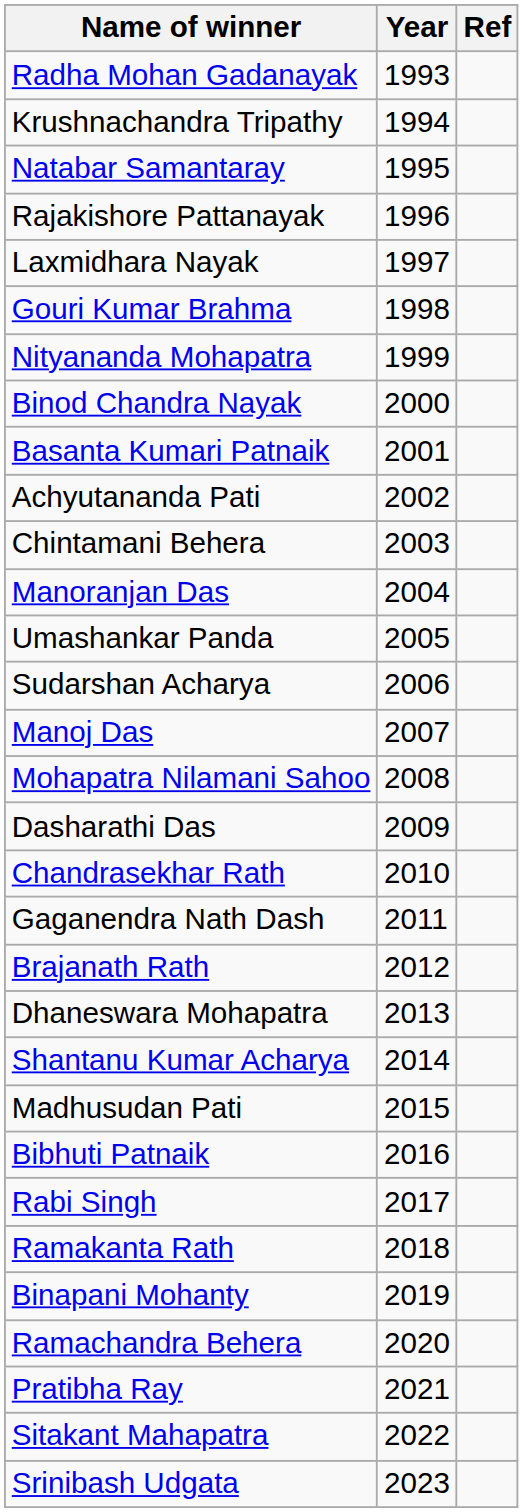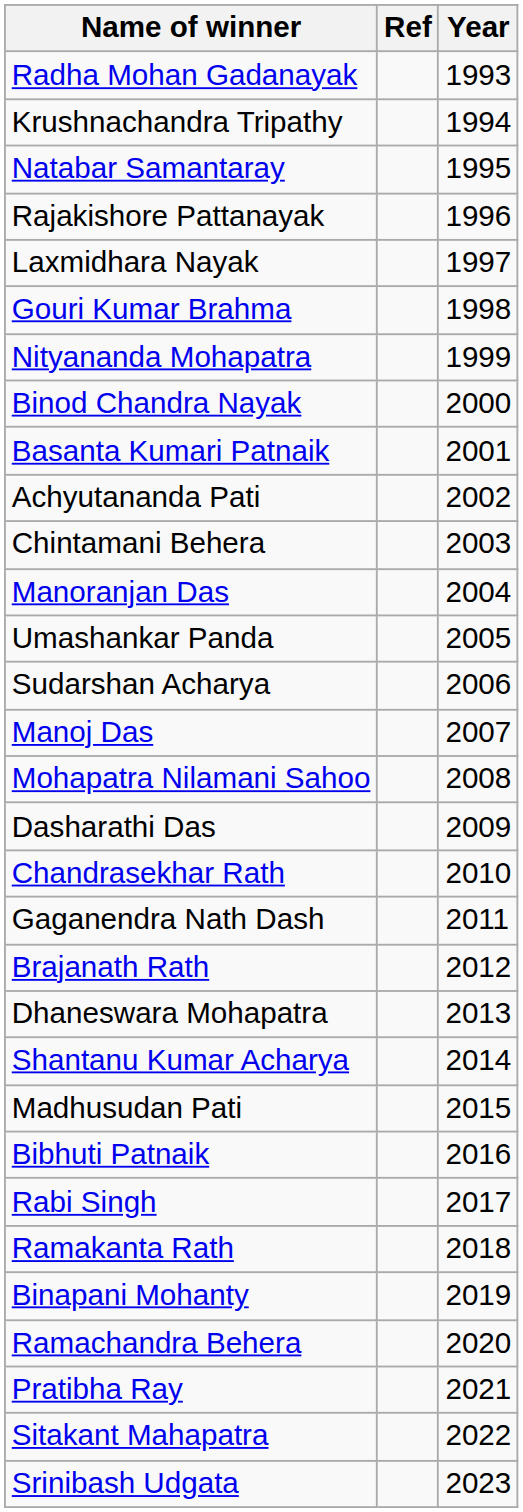columns swapped: (417, 27) <-> (487, 27)
